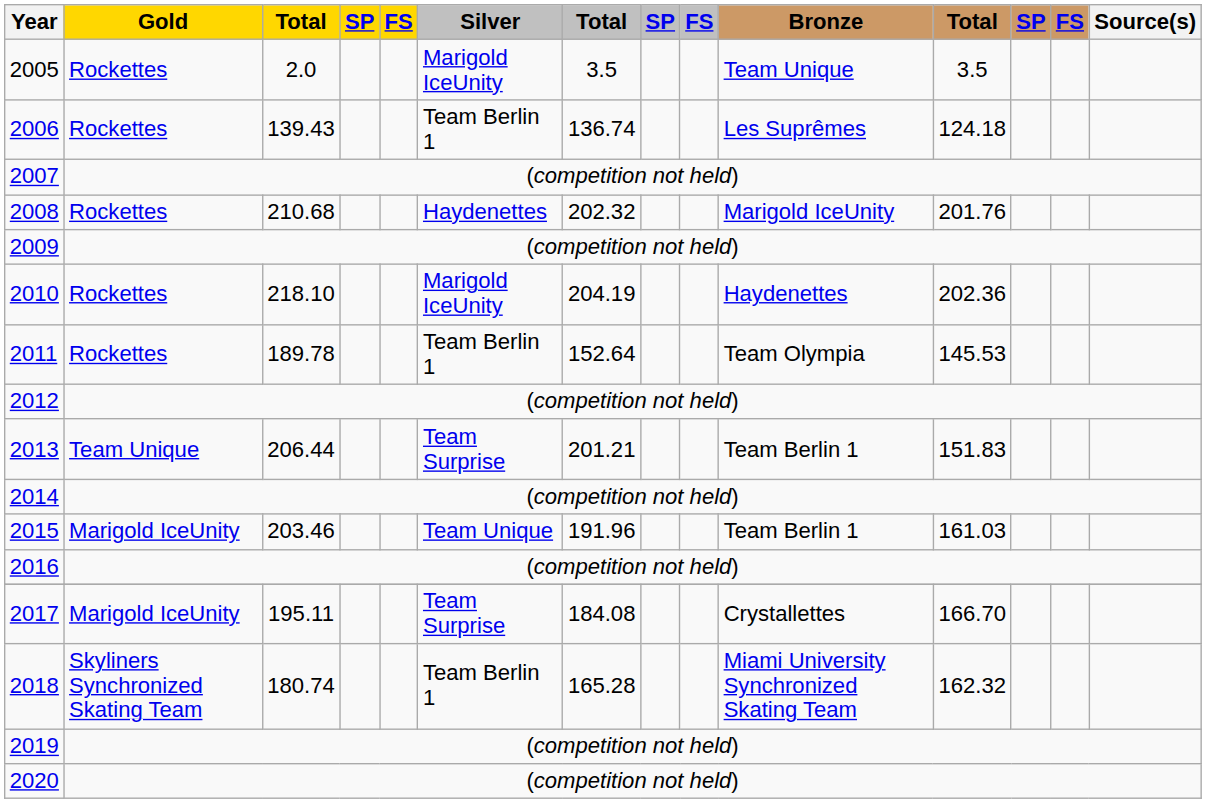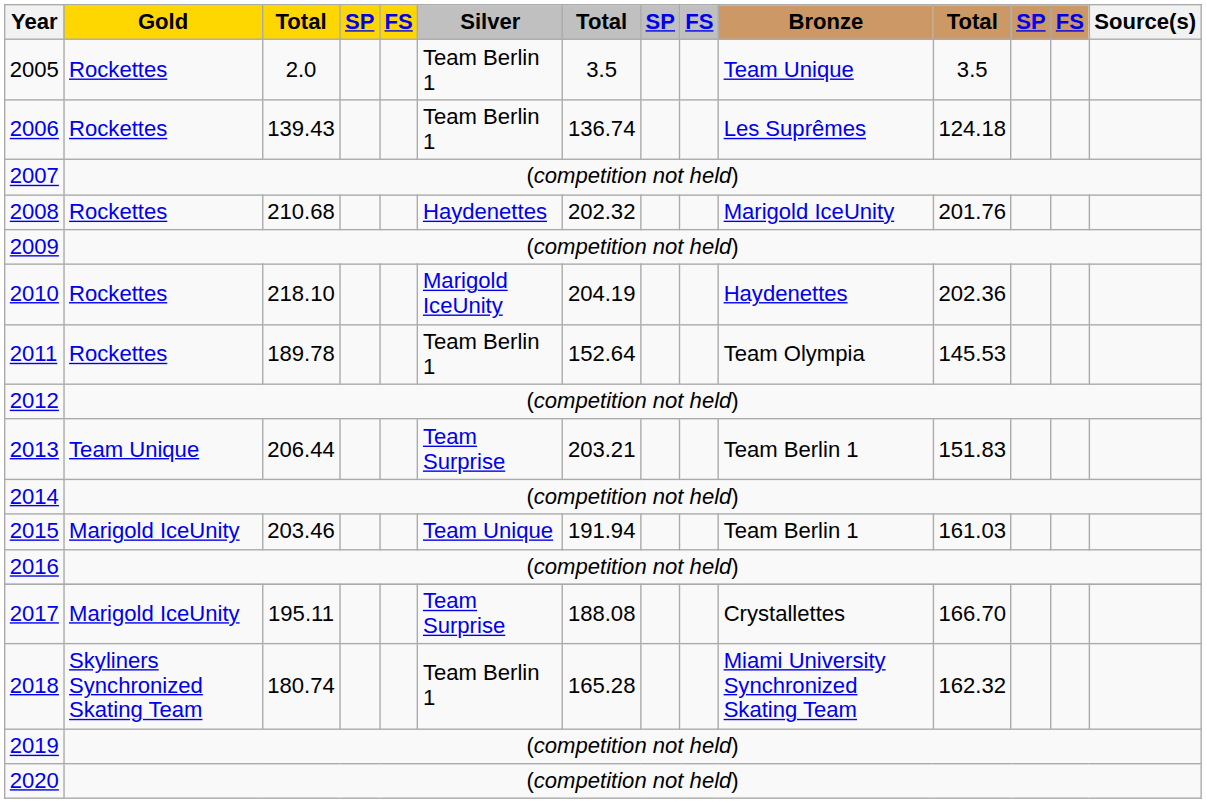(465, 69) Marigold IceUnity -> (481, 69) Team Berlin 1
(602, 448) 201.21 -> (602, 448) 203.21
(602, 531) 191.96 -> (602, 531) 191.94
(602, 613) 184.08 -> (602, 613) 188.08
